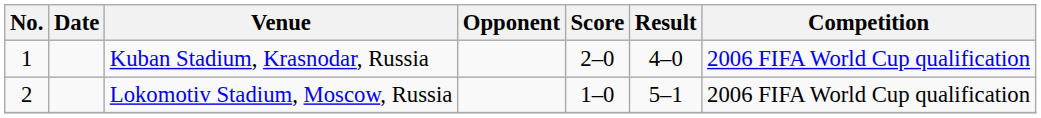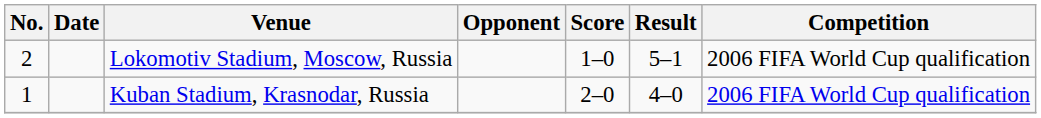rows swapped: (269, 58) <-> (281, 94)
